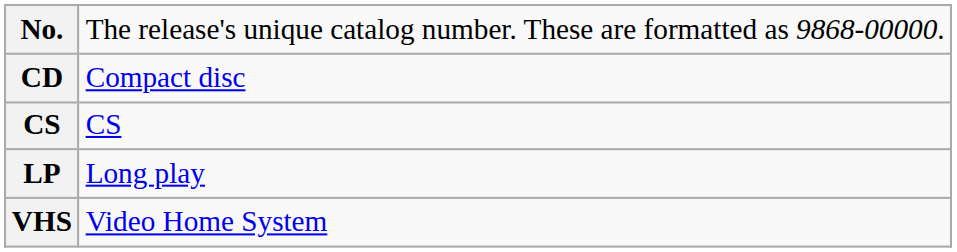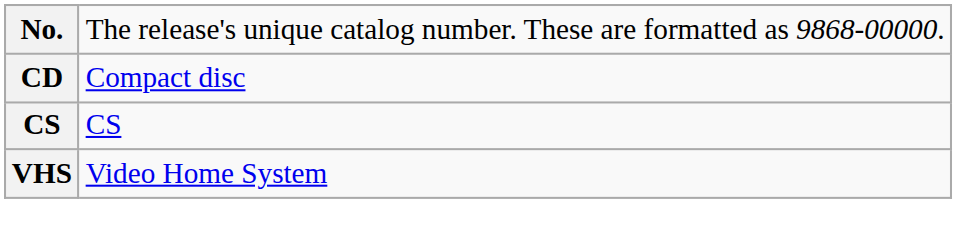- row: (42, 173)
